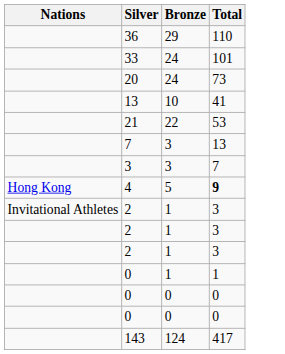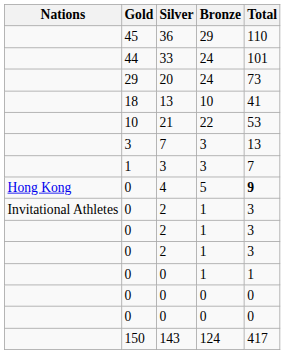+ column: (139, 15)
